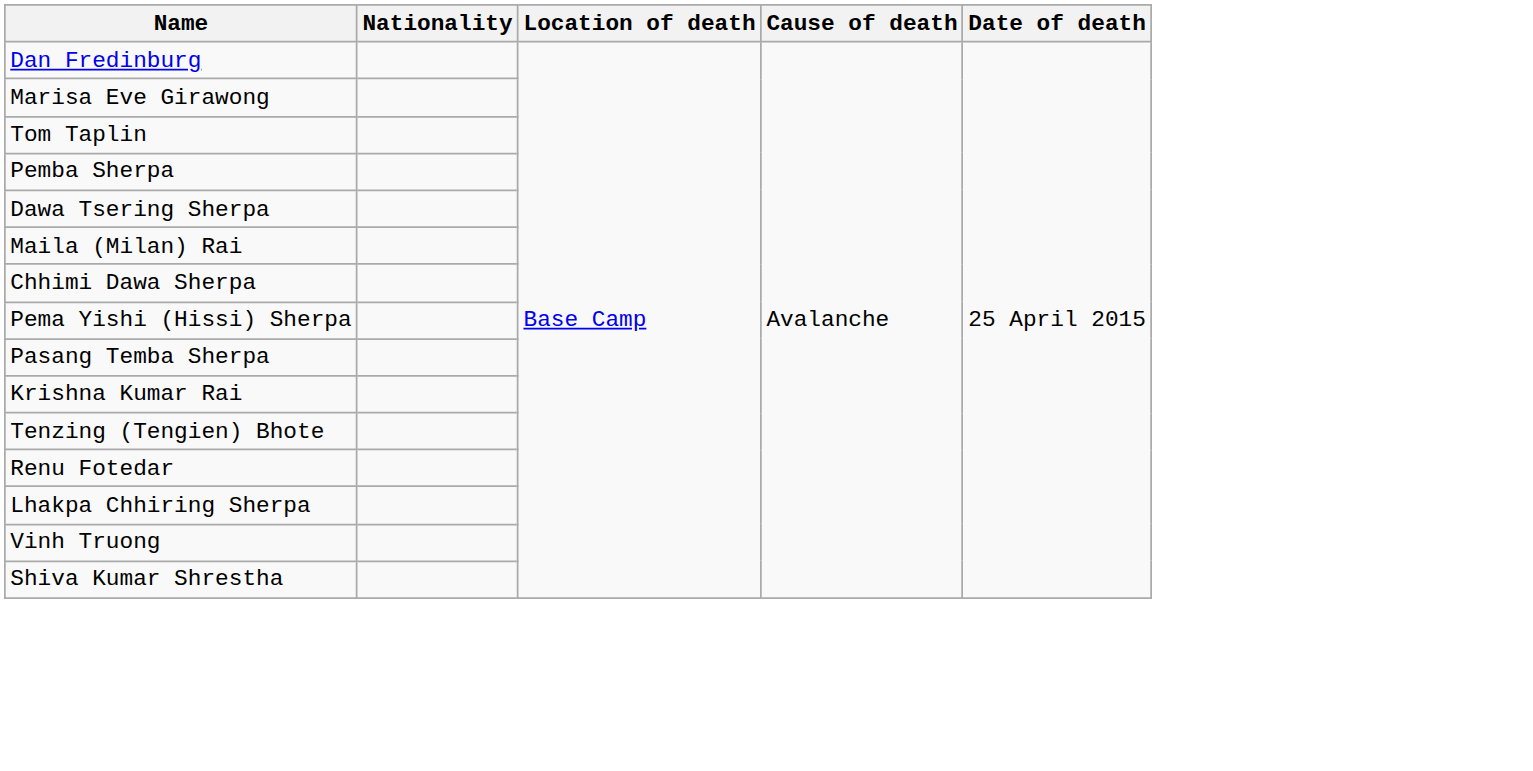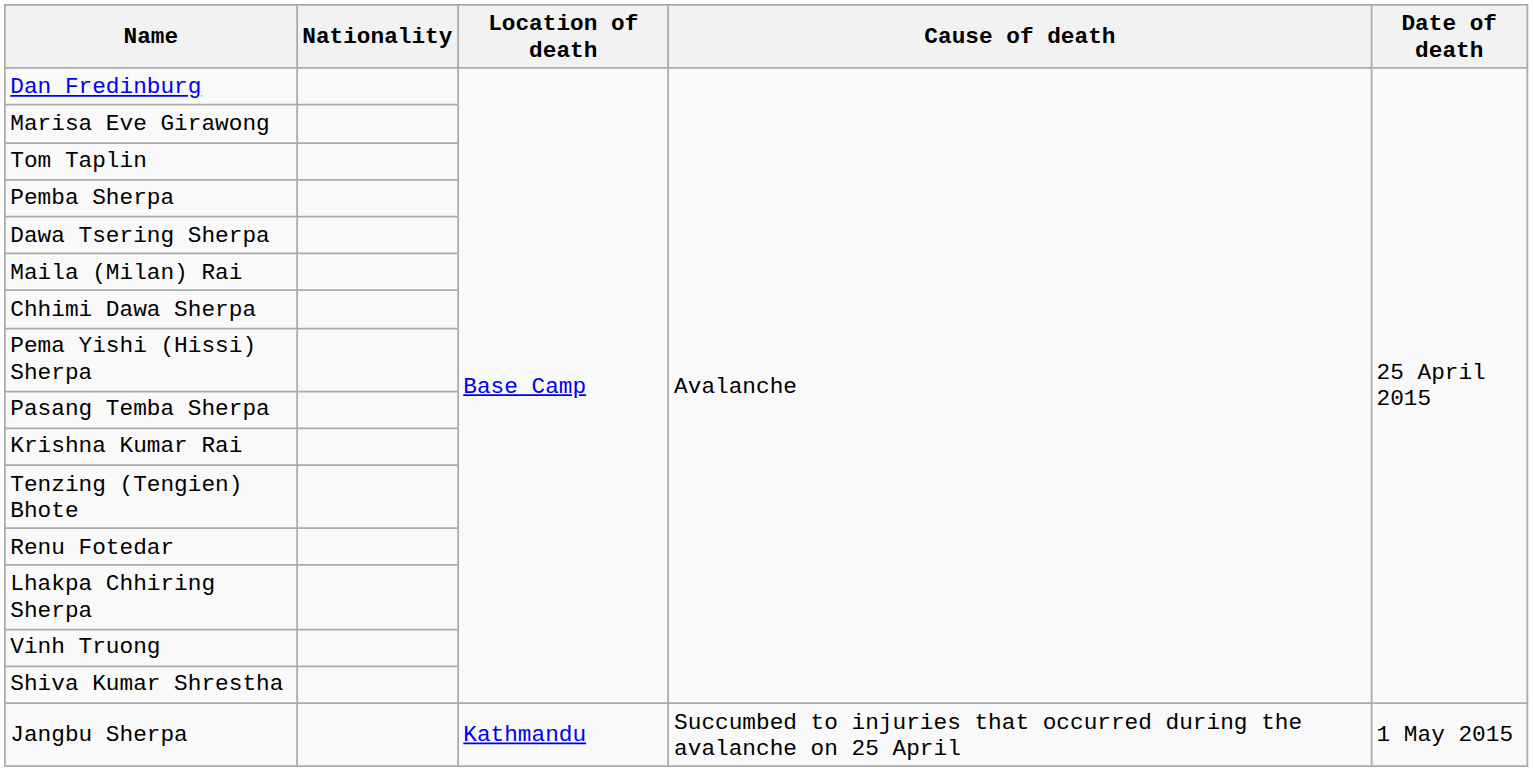+ row: (99, 735)
